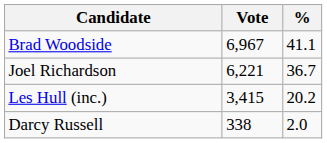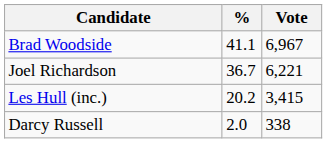columns swapped: (252, 17) <-> (302, 17)
